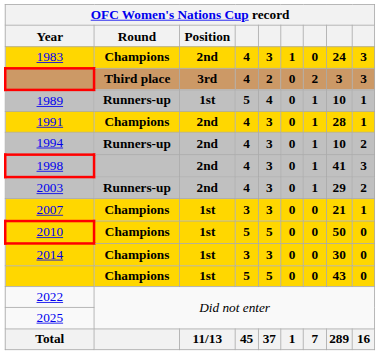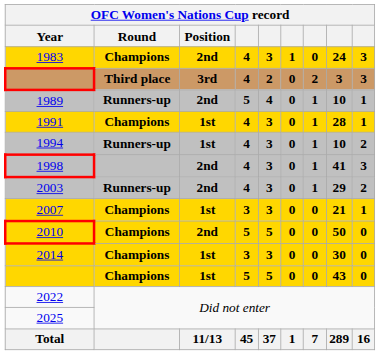(207, 100) 1st -> (207, 100) 2nd
(207, 121) 2nd -> (207, 121) 1st
(207, 143) 2nd -> (207, 143) 1st
(207, 232) 1st -> (207, 232) 2nd
